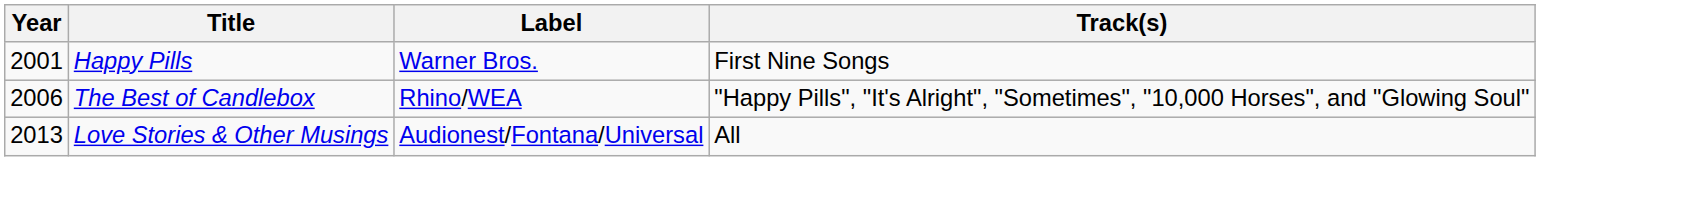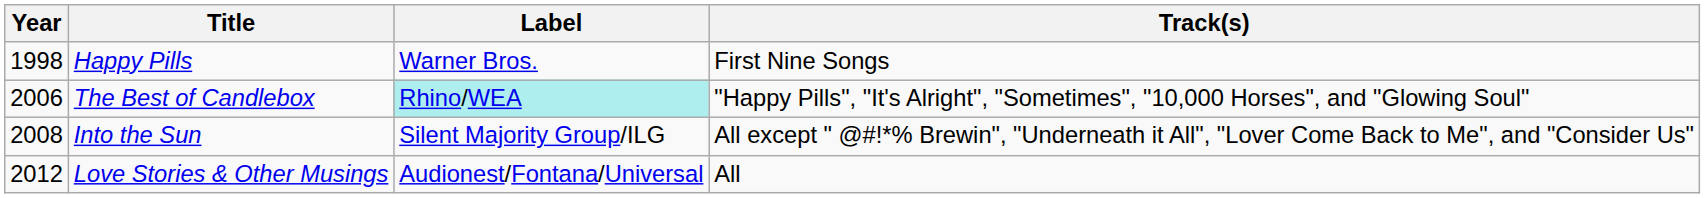(37, 60) 2001 -> (37, 60) 1998
(460, 98) no background -> (460, 98) paleturquoise background
+ row: (138, 135)
(37, 135) 2013 -> (37, 173) 2012
